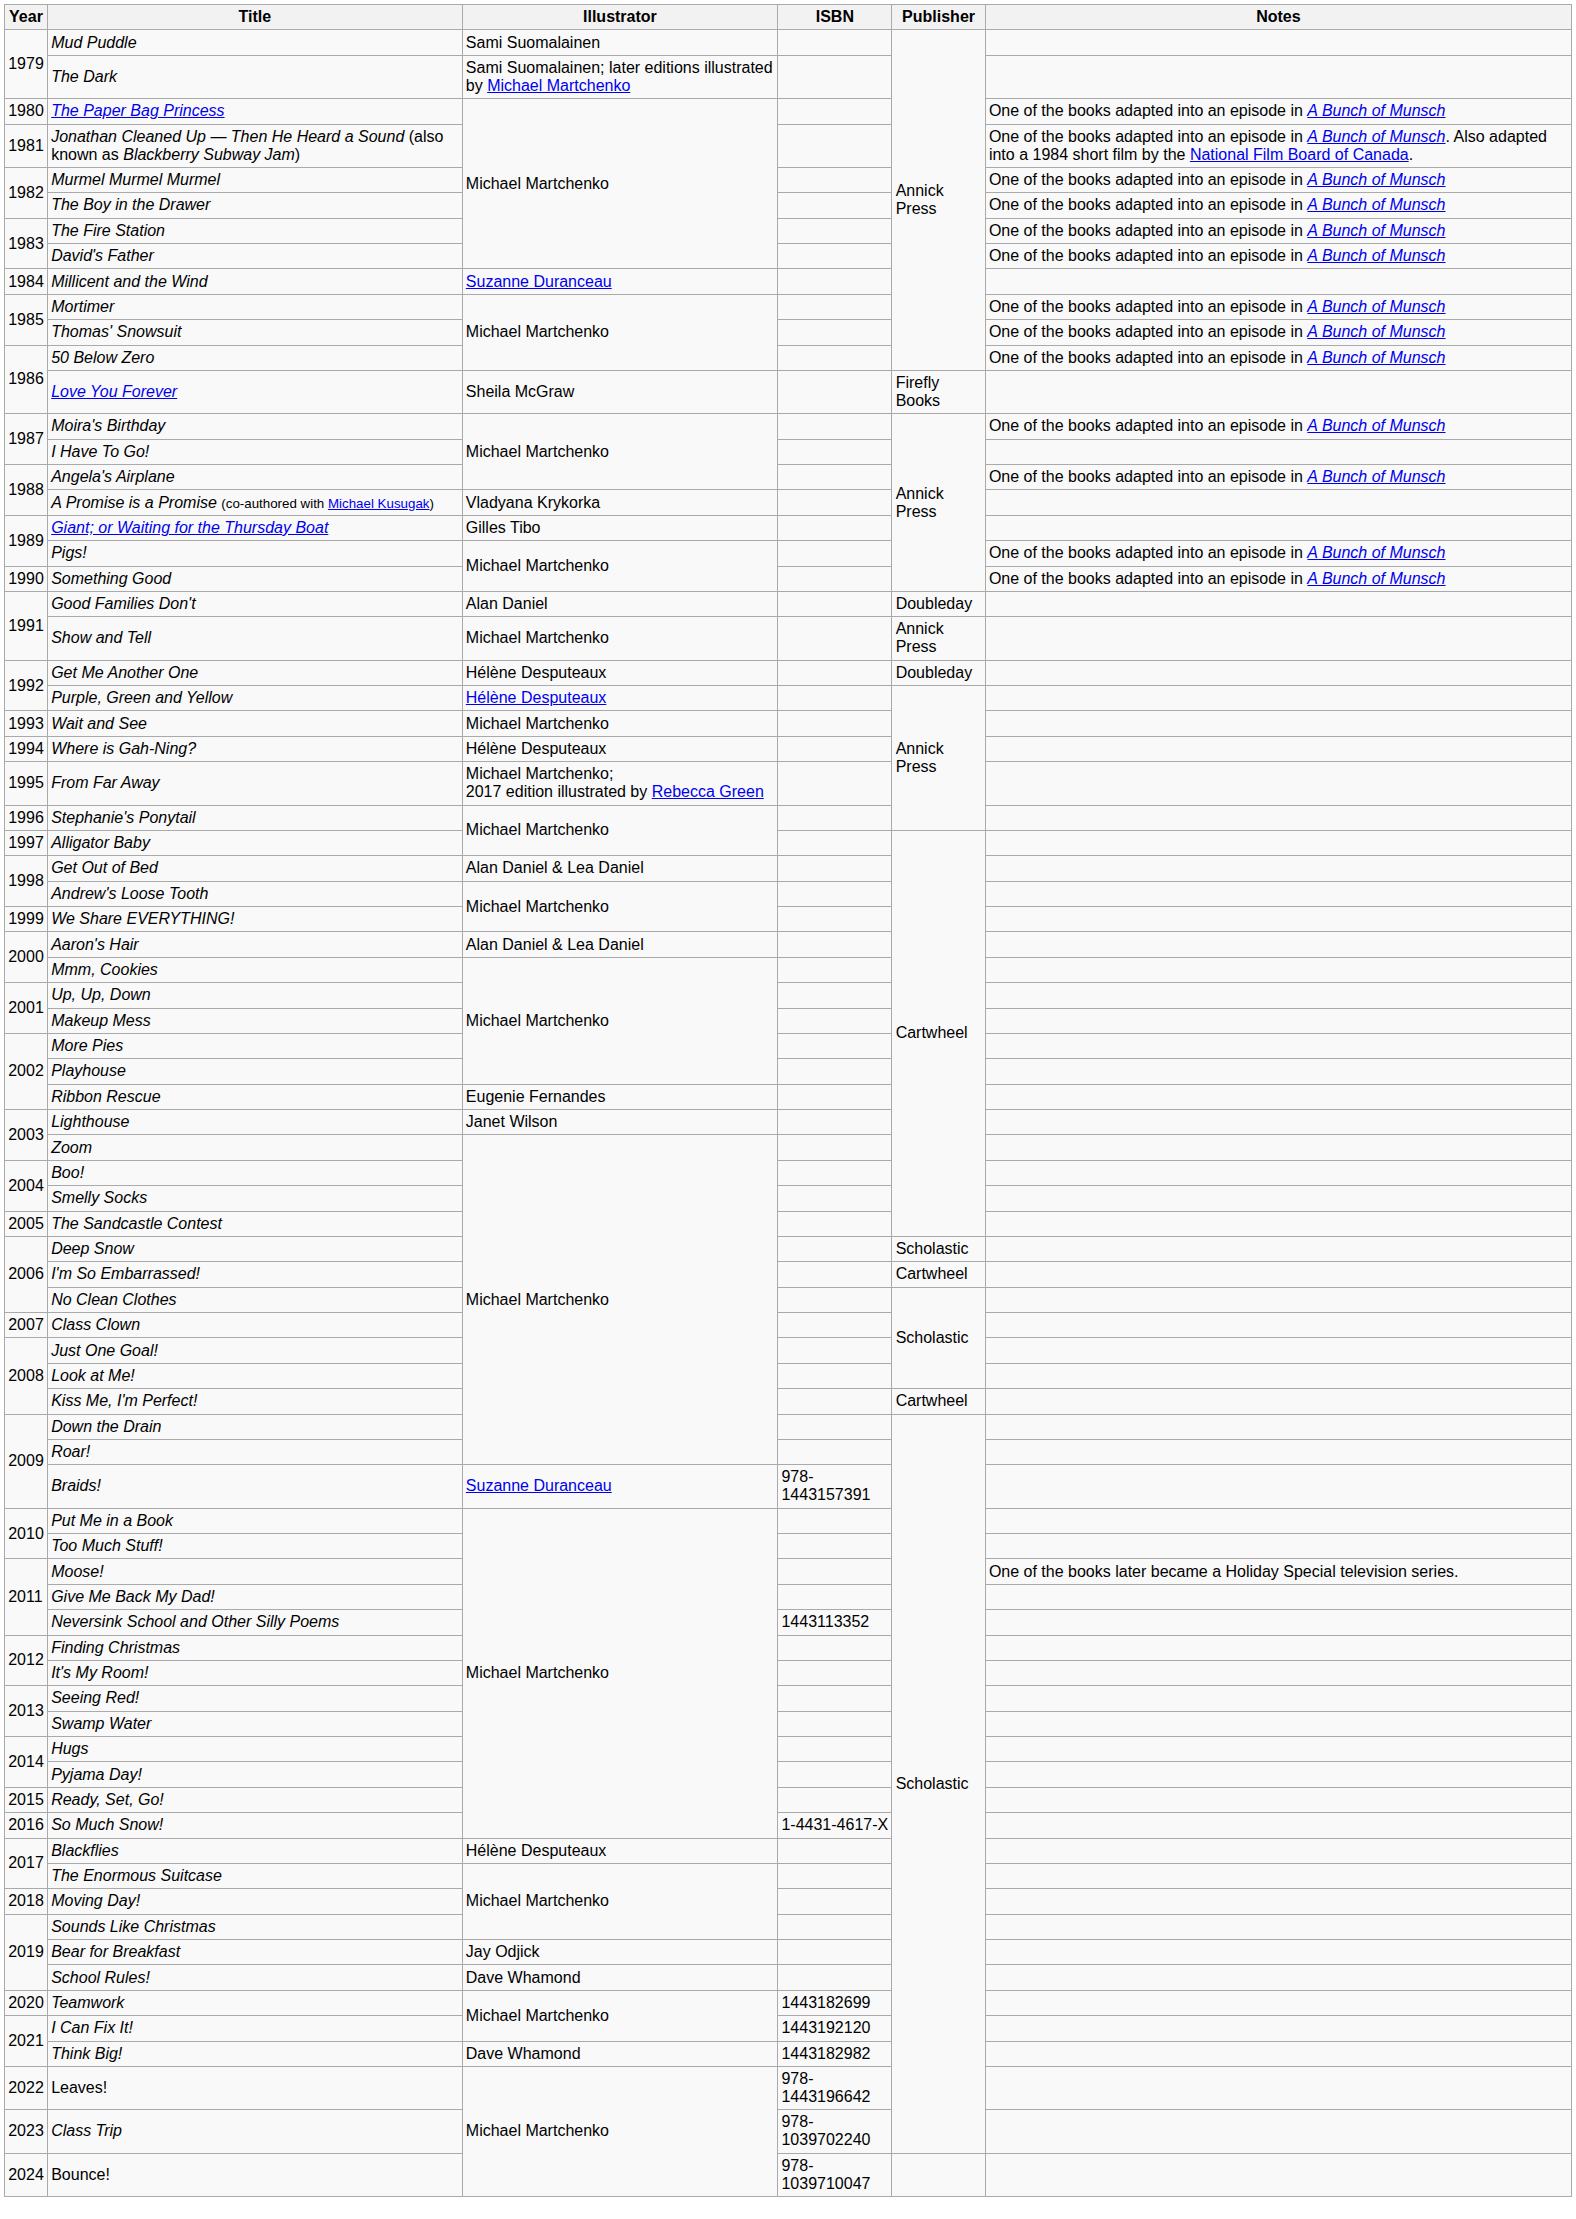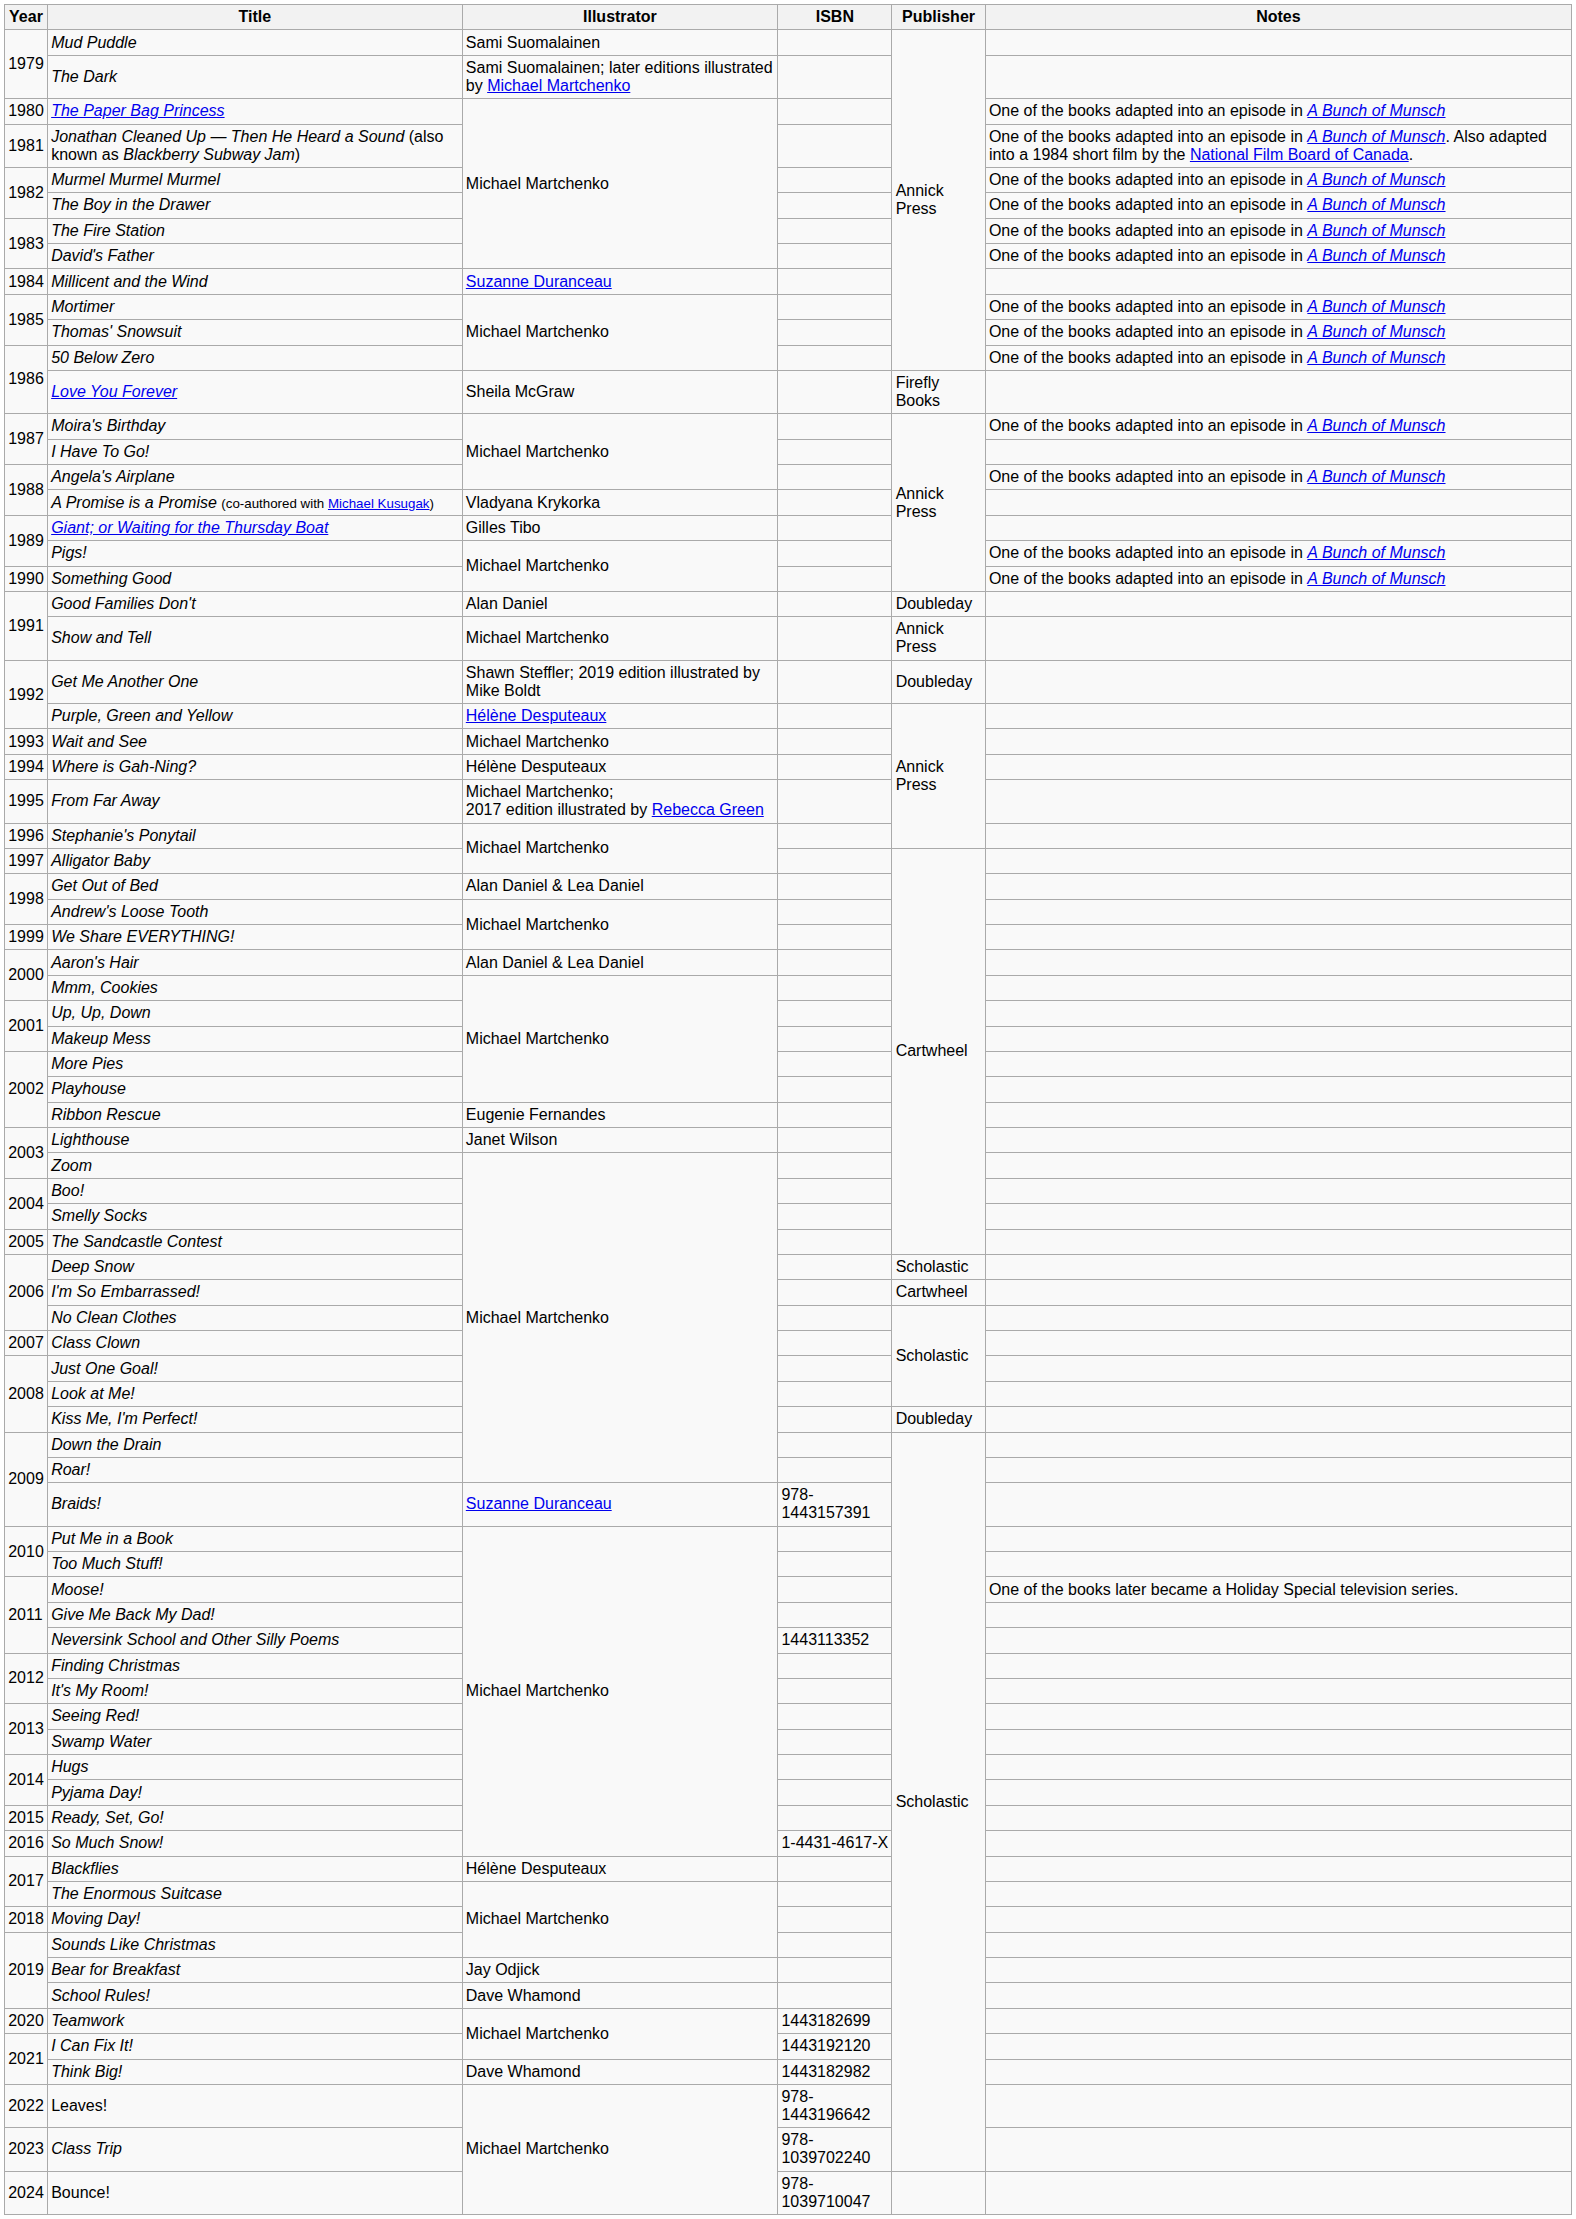(536, 672) Hélène Desputeaux -> (613, 681) Shawn Steffler; 2019 edition illustrated by Mike Boldt
(932, 1401) Cartwheel -> (934, 1419) Doubleday
